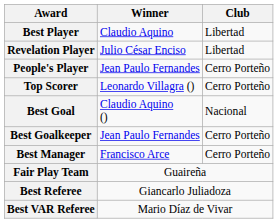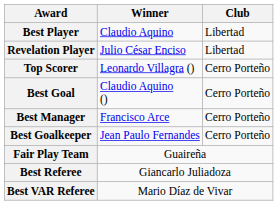- row: (51, 68)
(226, 111) Nacional -> (238, 93) Cerro Porteño
rows swapped: (51, 136) <-> (51, 154)
